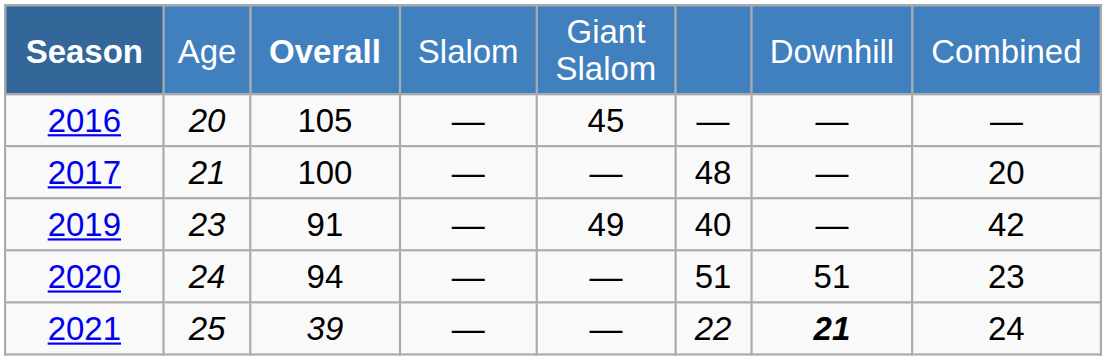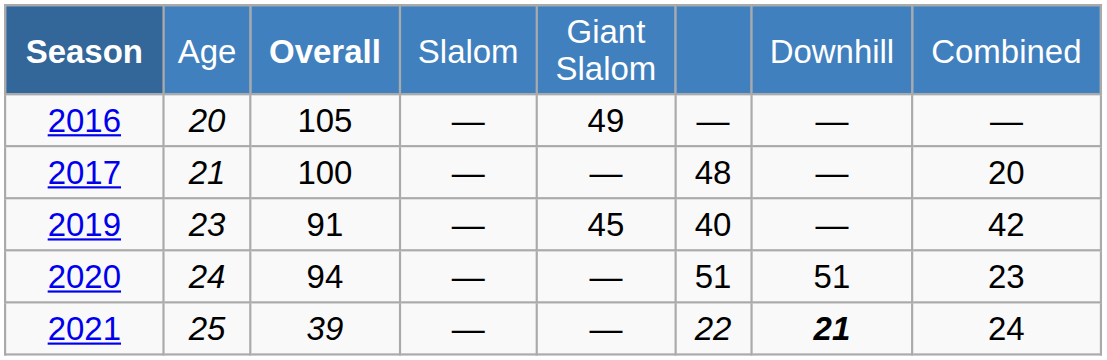(606, 120) 45 -> (606, 120) 49
(606, 225) 49 -> (606, 225) 45
